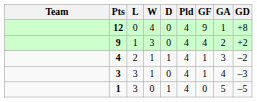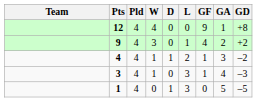columns swapped: (186, 12) <-> (135, 12)
